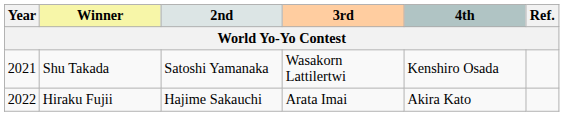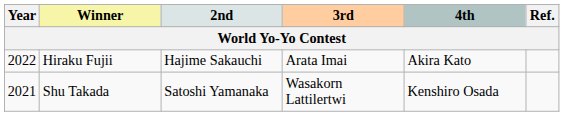rows swapped: (76, 68) <-> (78, 99)
